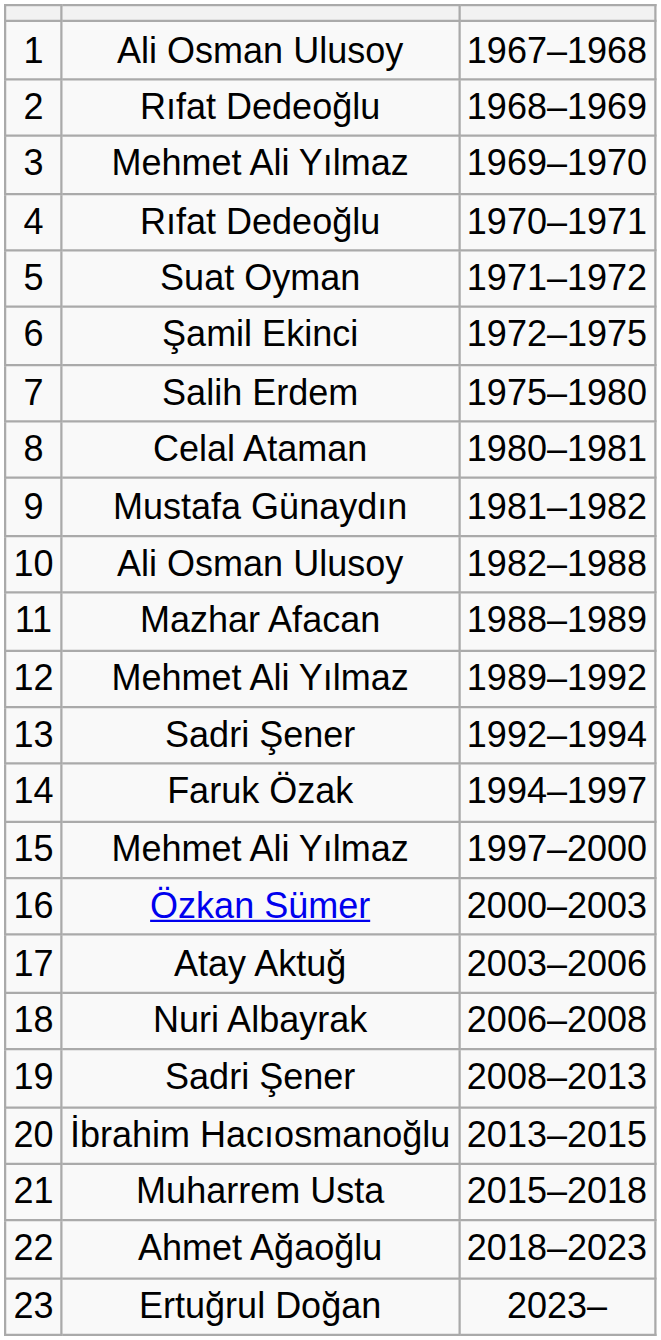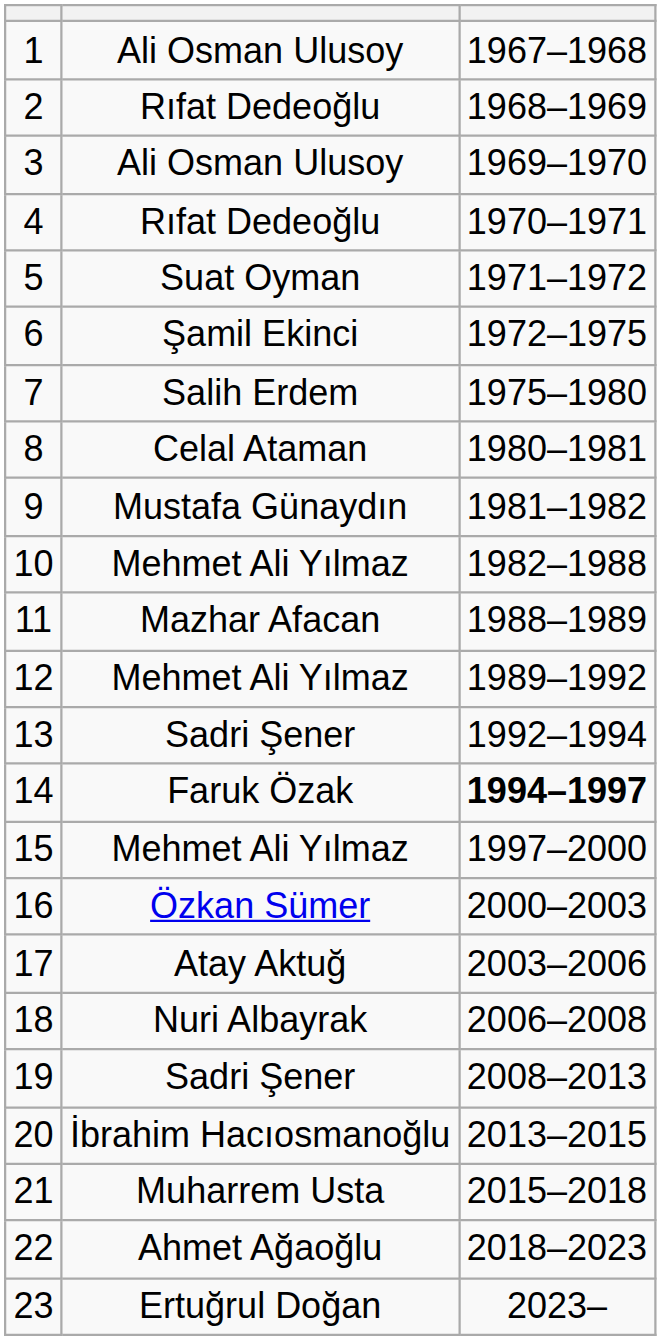(260, 163) Mehmet Ali Yılmaz -> (260, 163) Ali Osman Ulusoy
(260, 563) Ali Osman Ulusoy -> (260, 563) Mehmet Ali Yılmaz
(557, 791) normal -> (557, 791) bold
